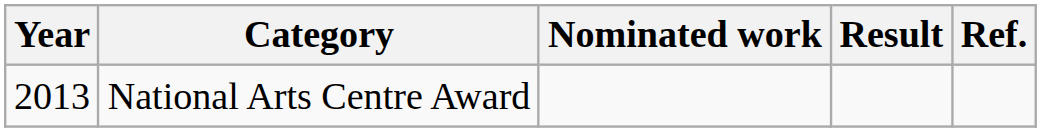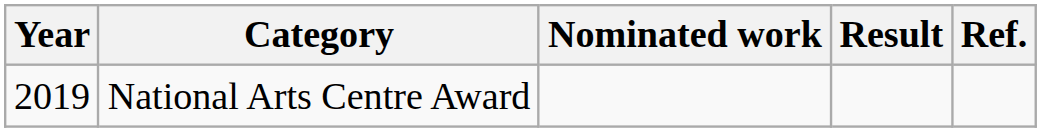(52, 95) 2013 -> (52, 95) 2019
